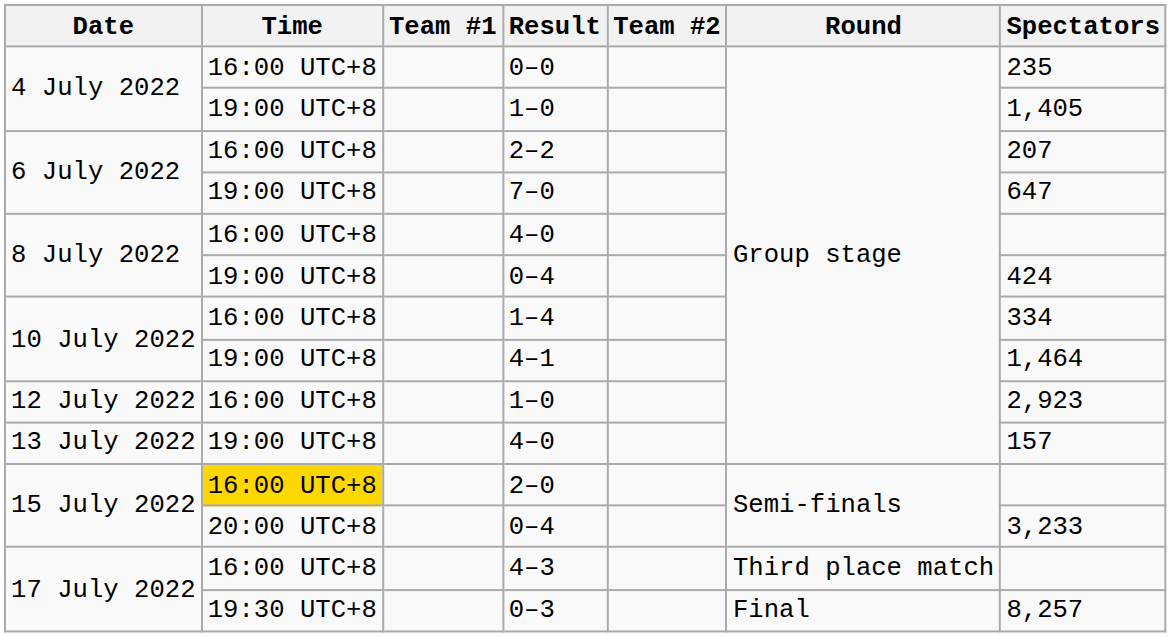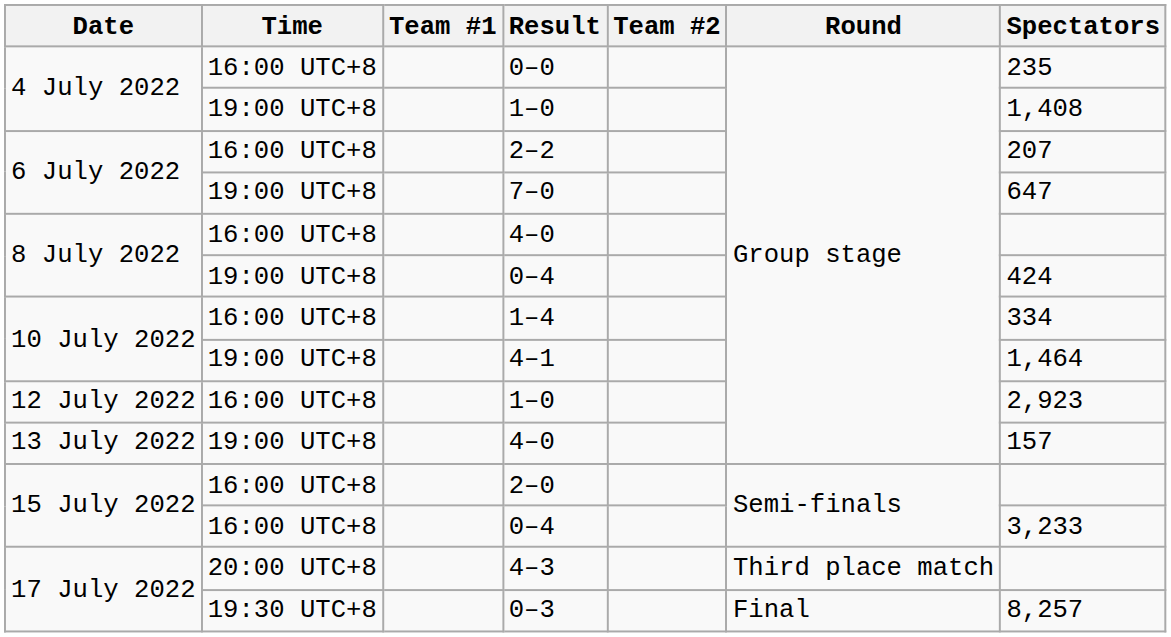(1045, 109) 1,405 -> (1045, 109) 1,408
(292, 485) gold background -> (292, 485) no background
(292, 527) 20:00 UTC+8 -> (292, 527) 16:00 UTC+8
(292, 568) 16:00 UTC+8 -> (292, 568) 20:00 UTC+8
